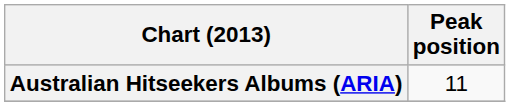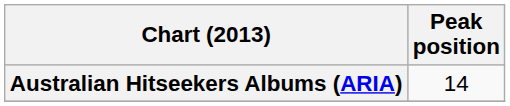(456, 82) 11 -> (456, 82) 14
